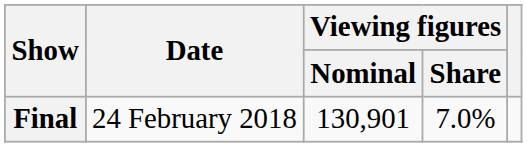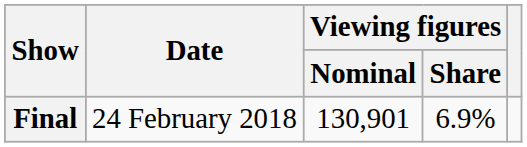(465, 118) 7.0% -> (465, 118) 6.9%
